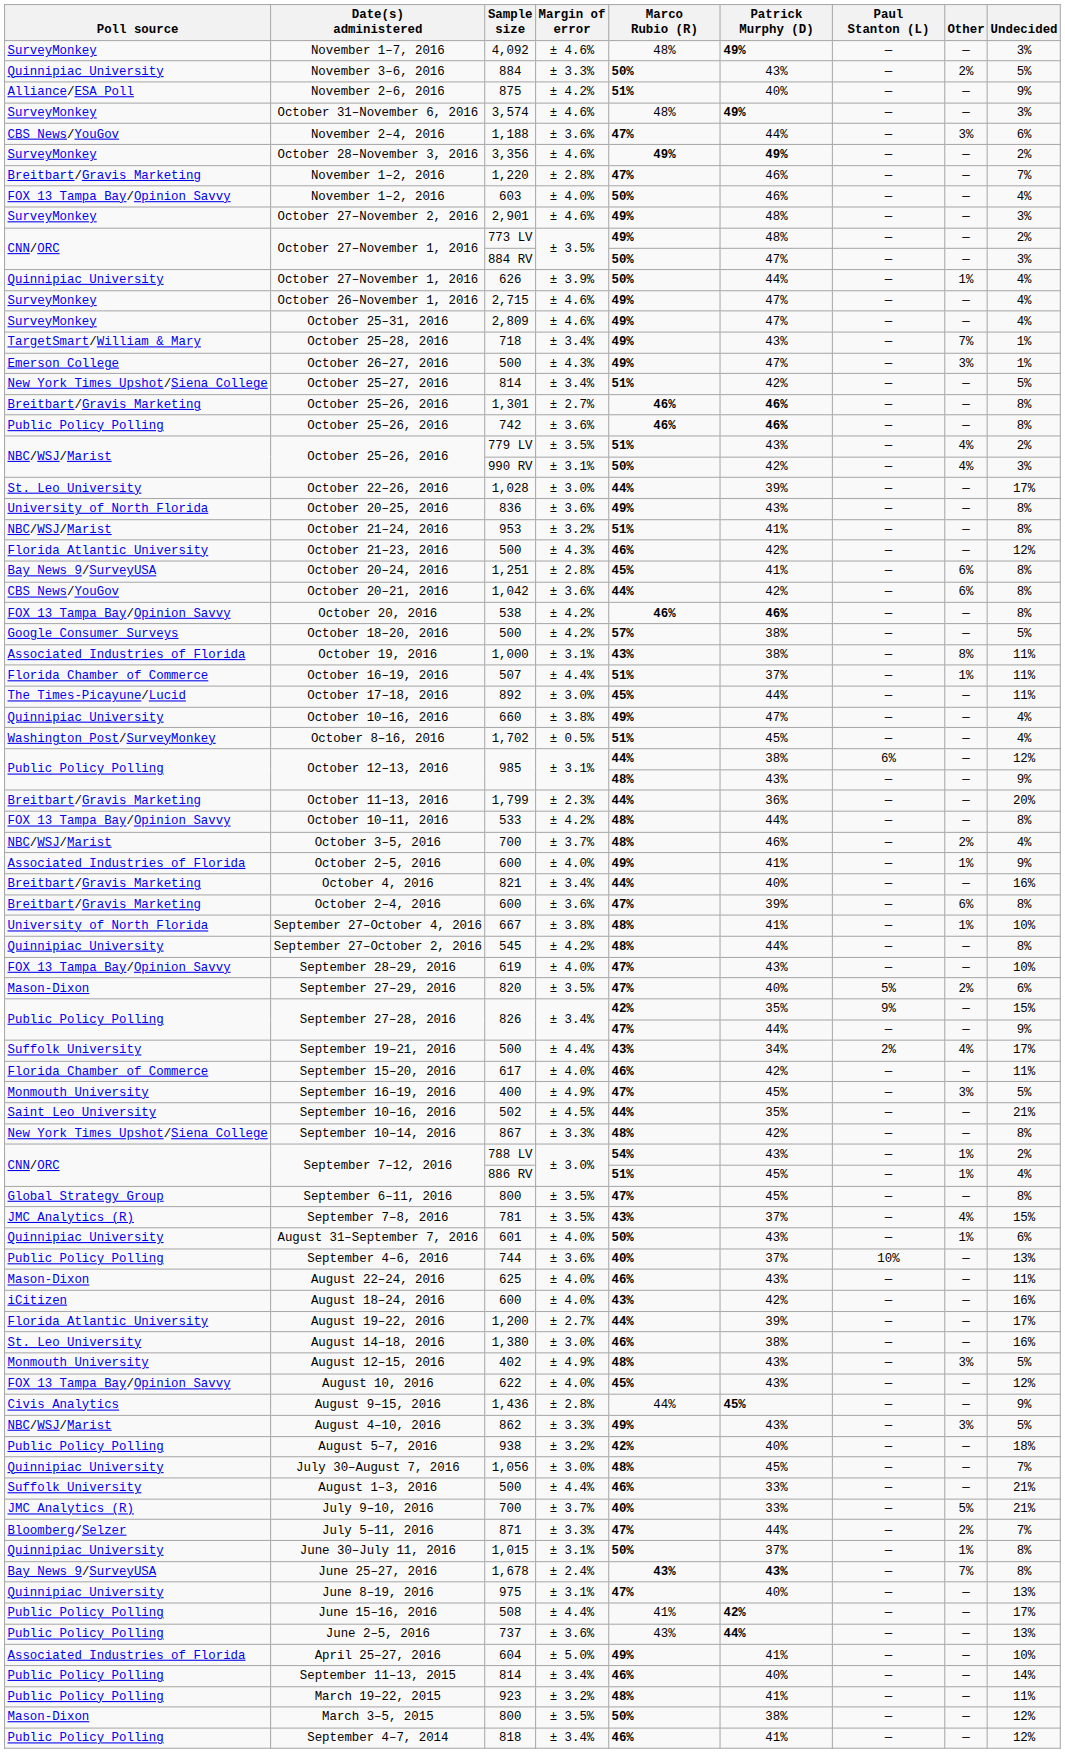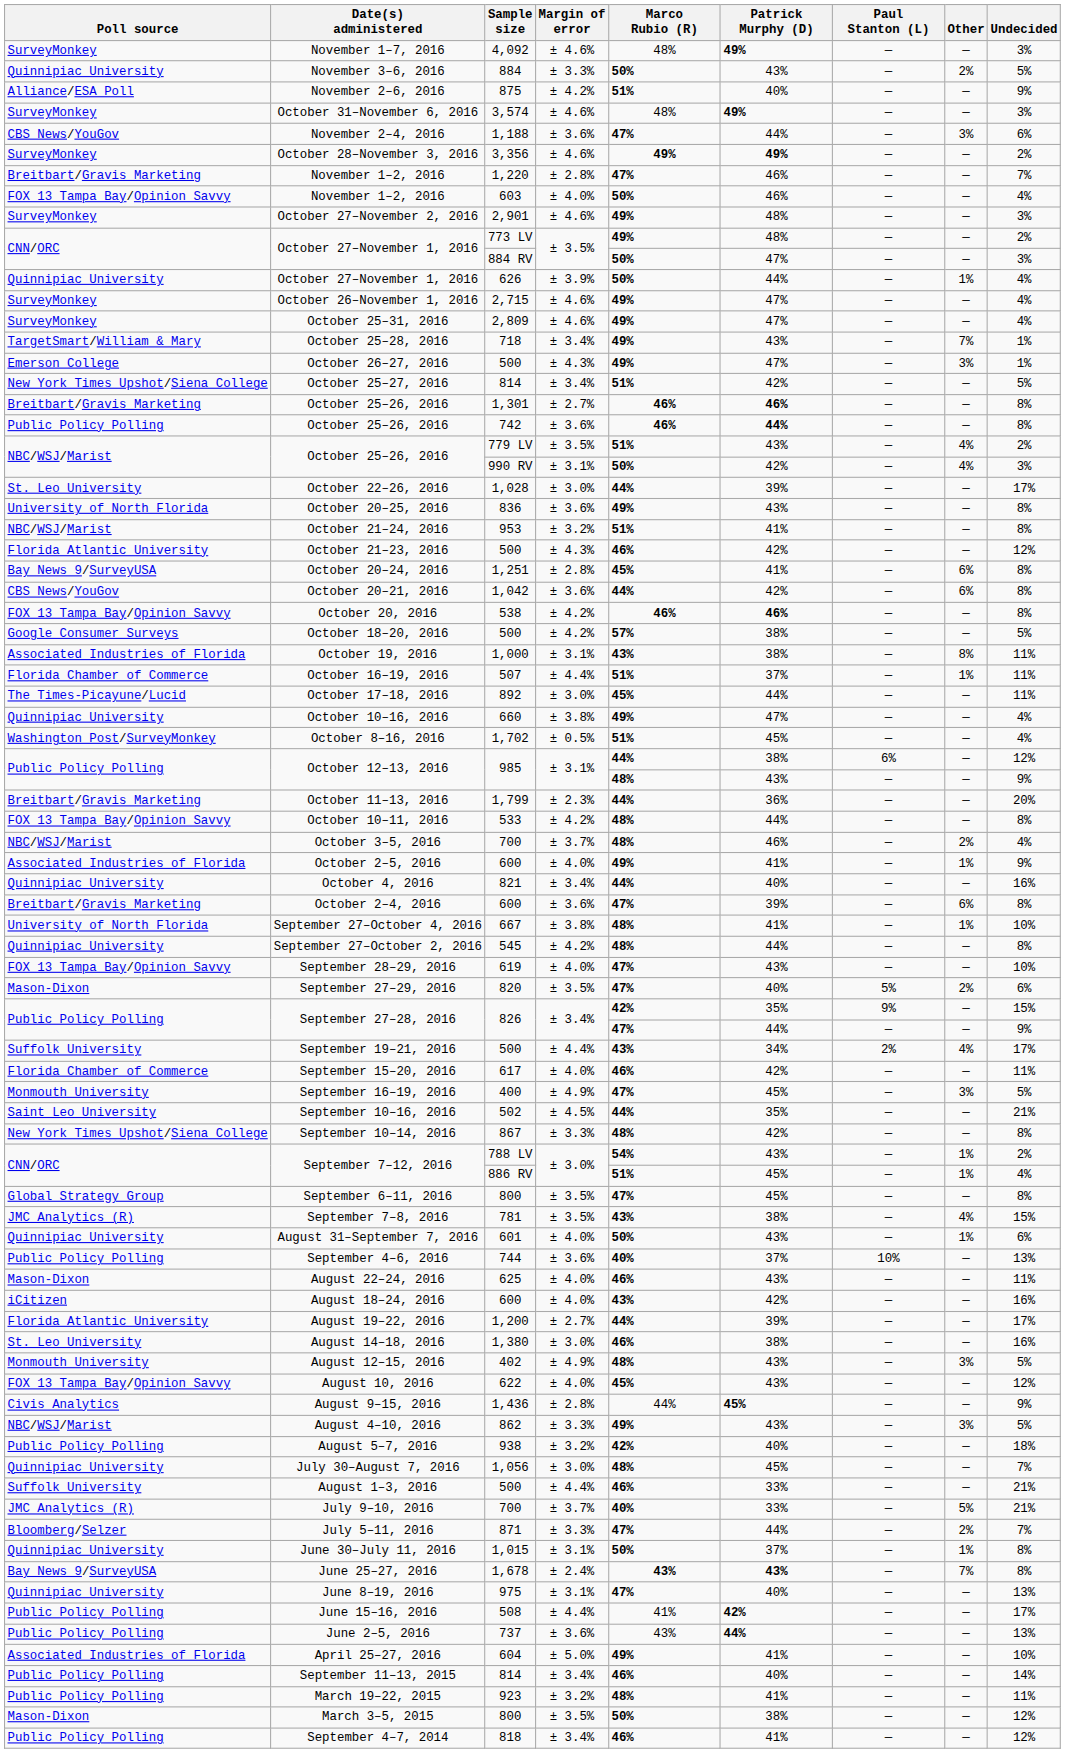(776, 425) 46% -> (776, 425) 44%
(104, 884) Breitbart/Gravis Marketing -> (86, 884) Quinnipiac University
(776, 1217) 37% -> (776, 1217) 38%
